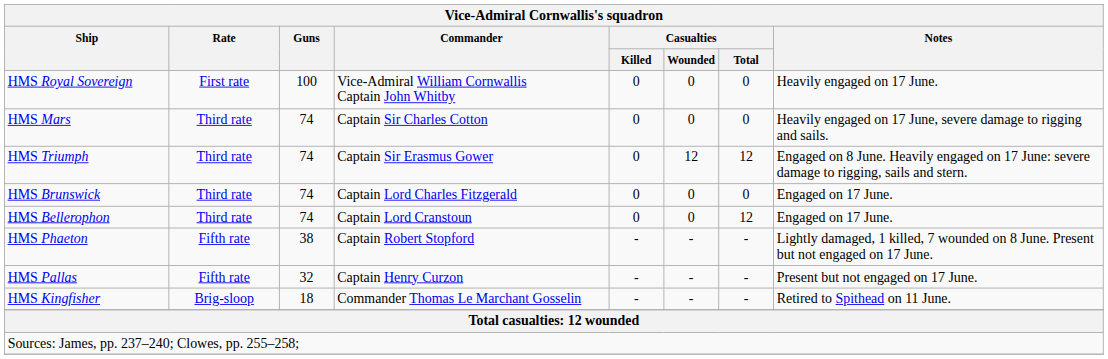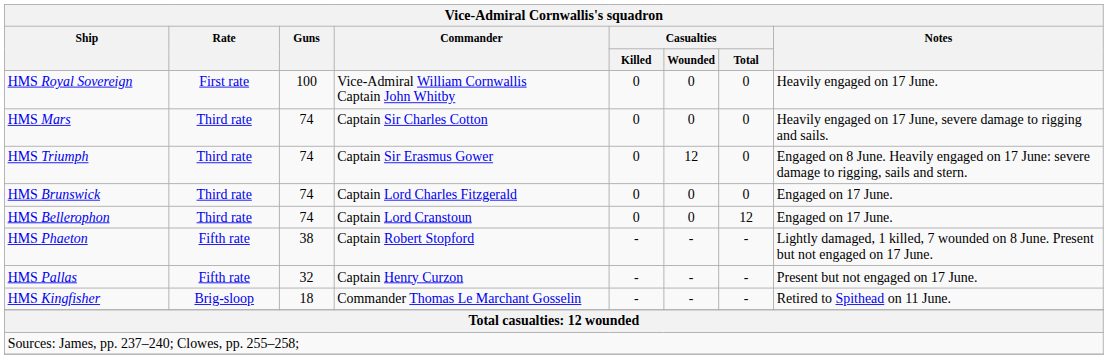(746, 157) 12 -> (746, 157) 0
